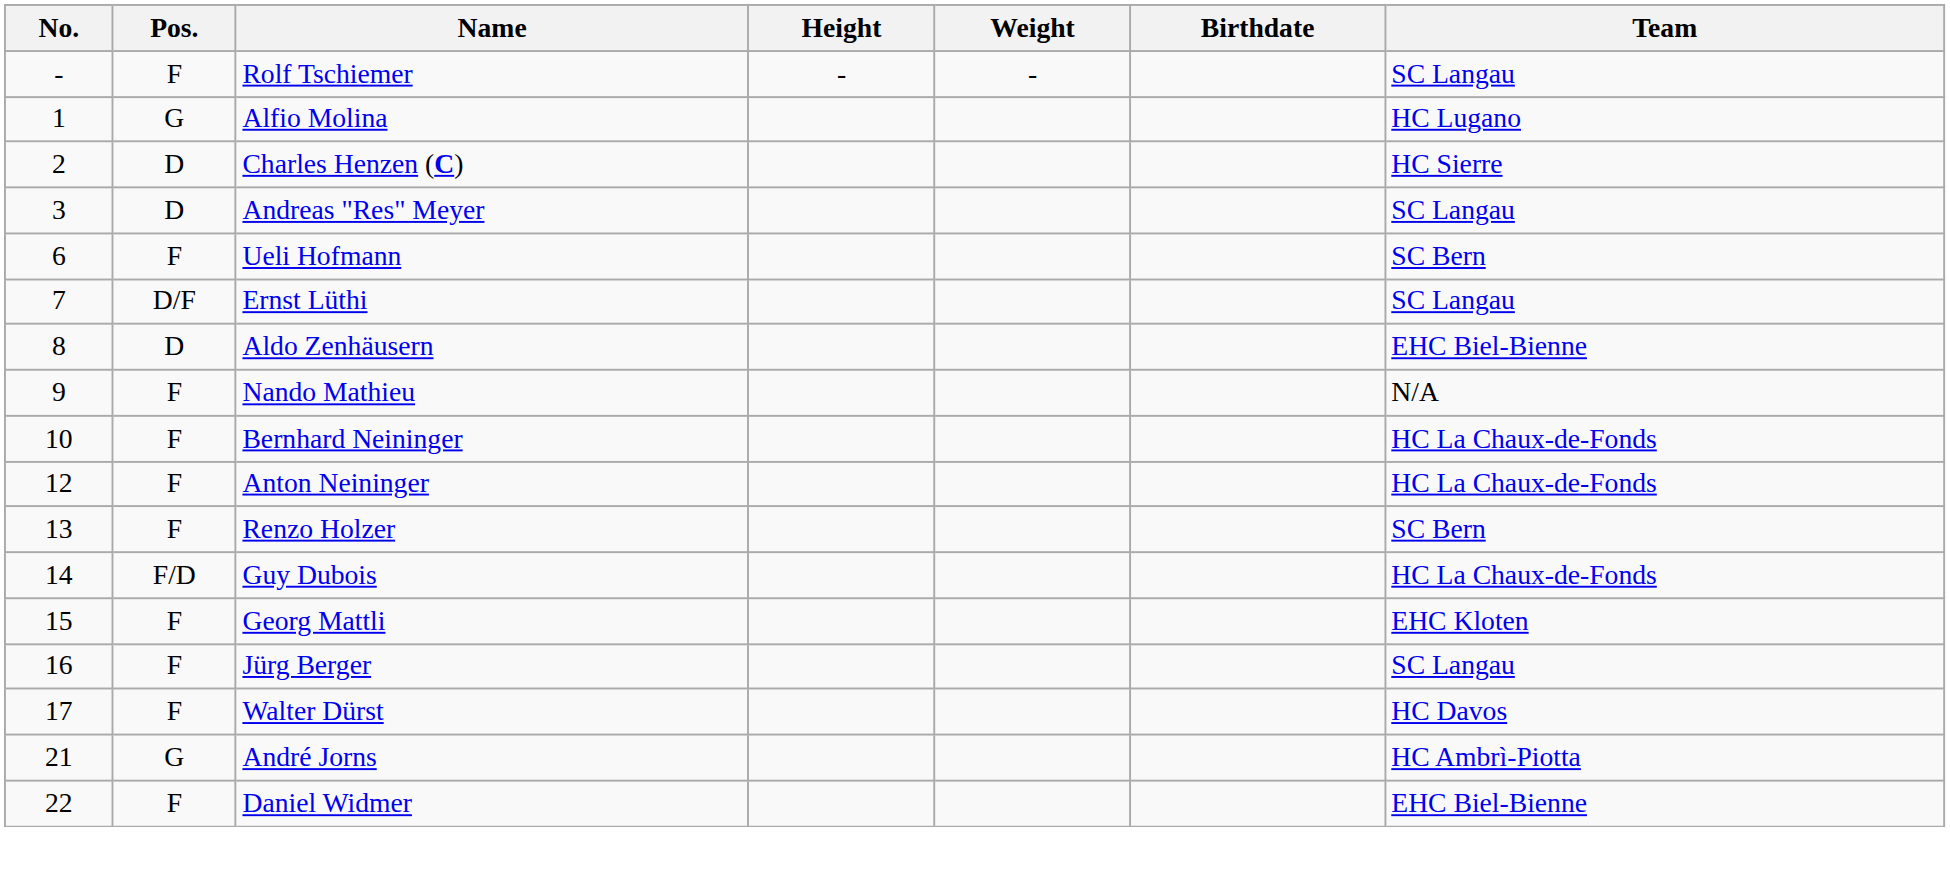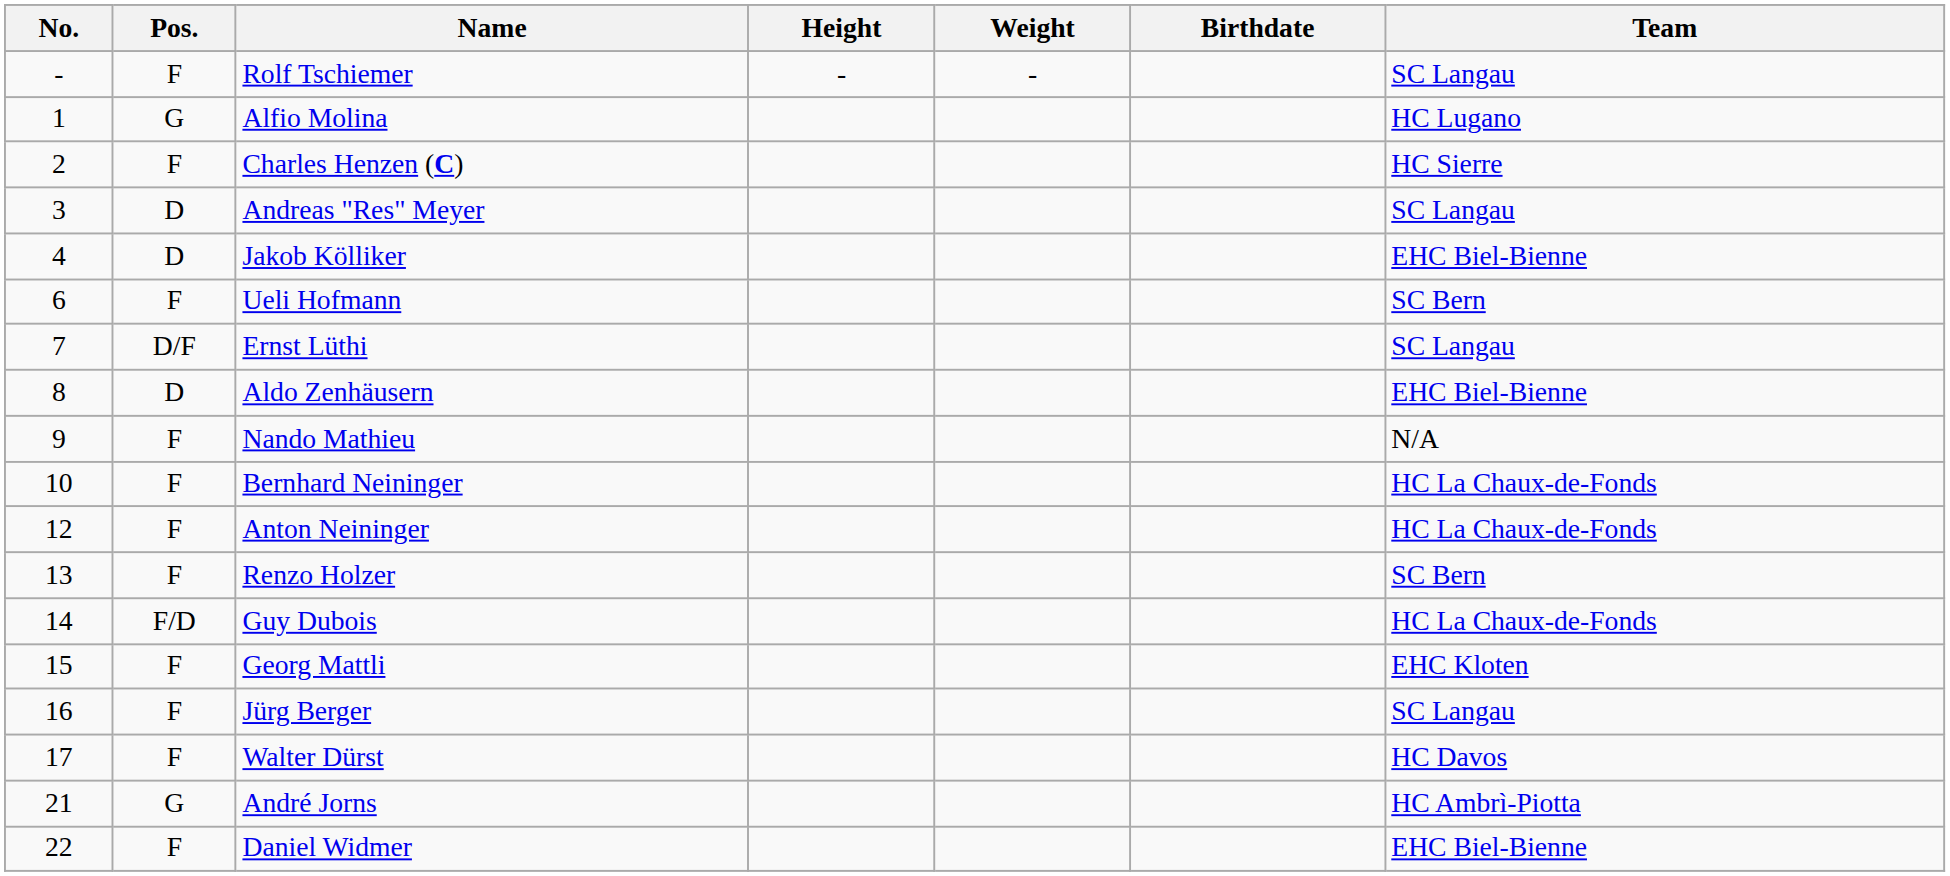(174, 164) D -> (174, 164) F
+ row: (324, 255)
